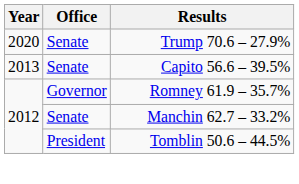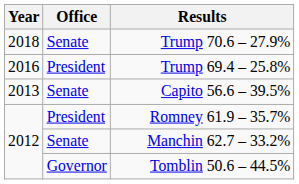(24, 41) 2020 -> (24, 41) 2018
+ row: (226, 66)
(77, 91) Governor -> (76, 116) President
(76, 141) President -> (77, 166) Governor
